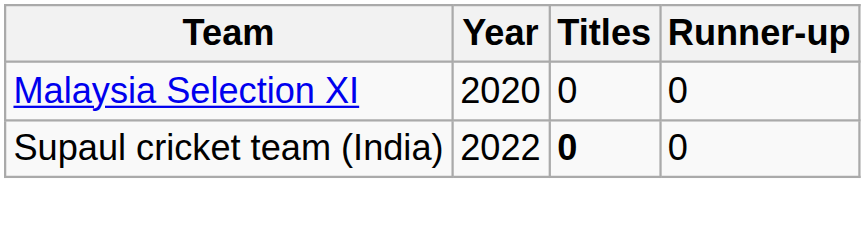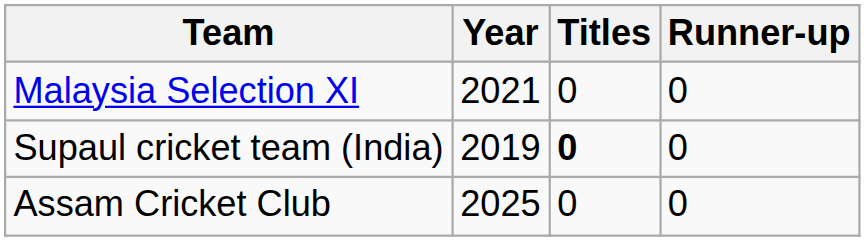(500, 90) 2020 -> (500, 90) 2021
(500, 147) 2022 -> (500, 147) 2019
+ row: (172, 205)
